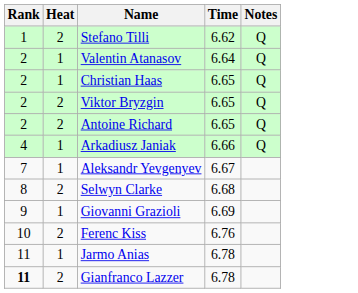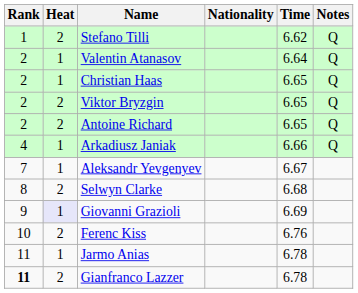+ column: (241, 15)
(60, 211) no background -> (60, 211) lavender background
